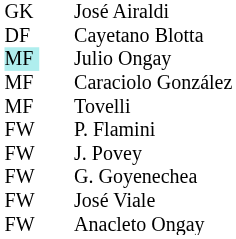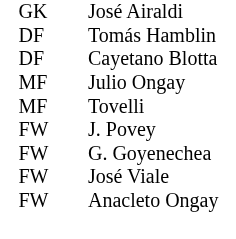+ row: (152, 35)
(19, 58) paleturquoise background -> (33, 82) no background
- row: (153, 82)
- row: (115, 129)
